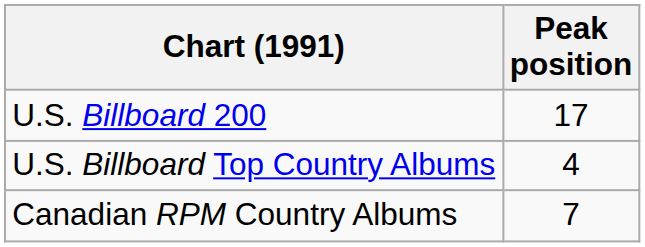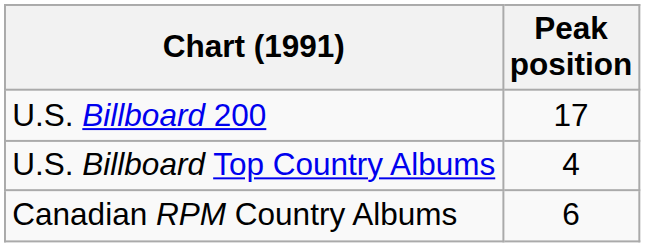(571, 214) 7 -> (571, 214) 6
